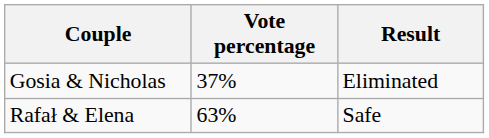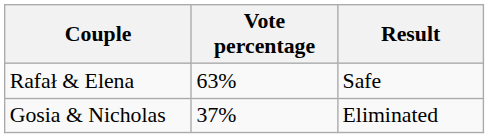rows swapped: (88, 80) <-> (72, 115)
